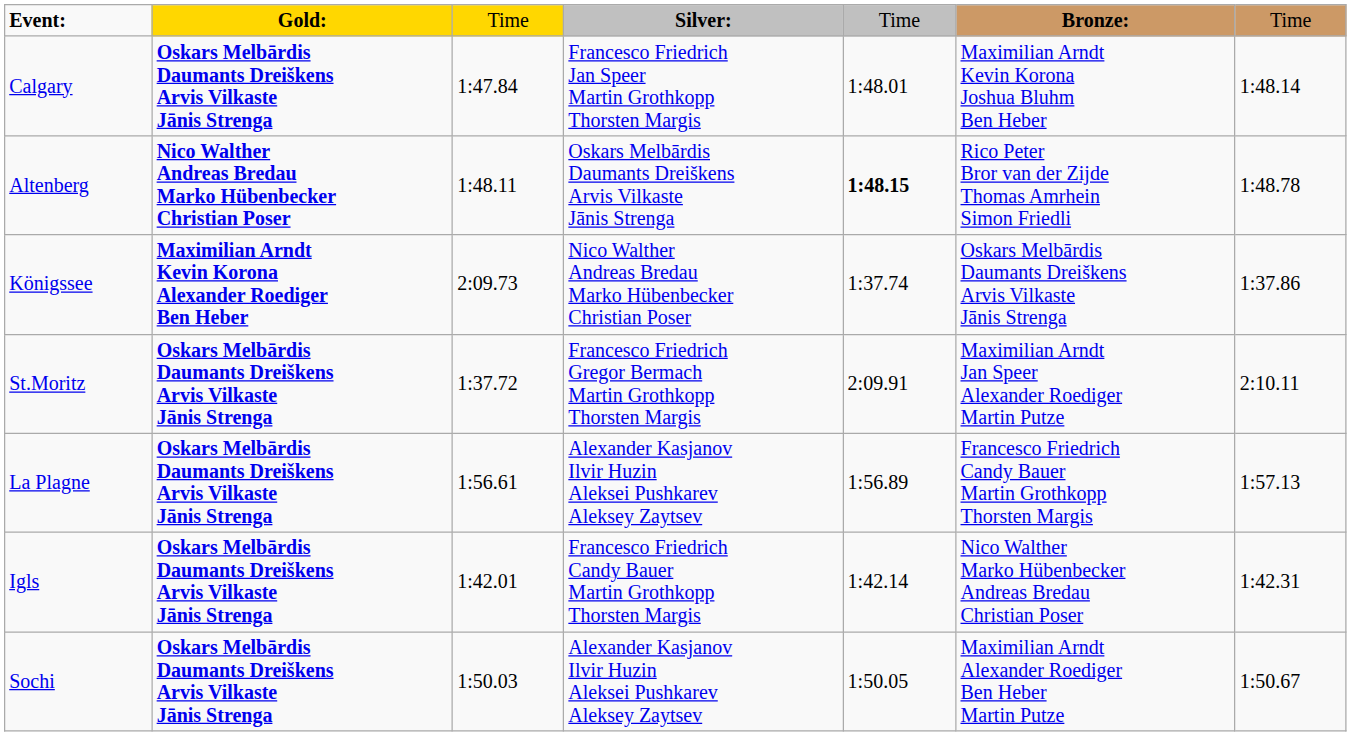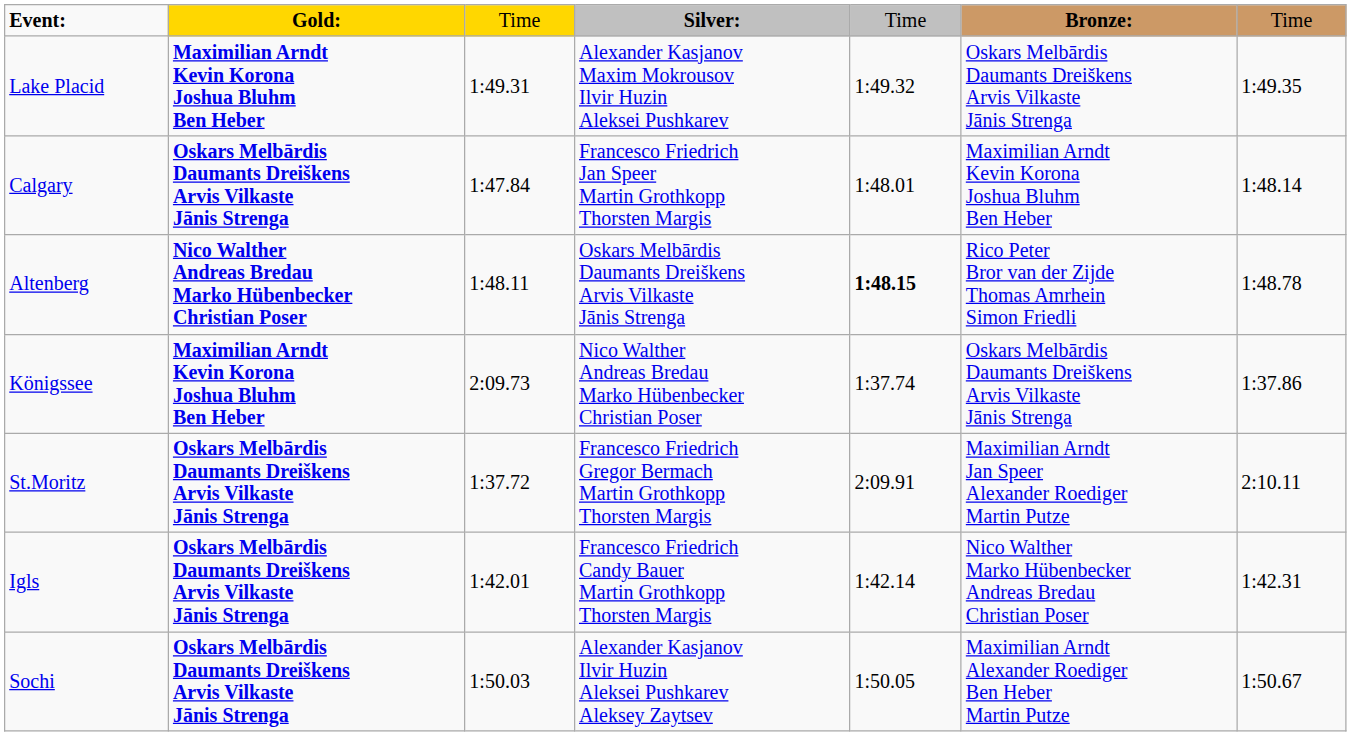+ row: (57, 85)
(242, 284) Maximilian Arndt Kevin Korona Alexander Roediger Ben Heber -> (250, 383) Maximilian Arndt Kevin Korona Joshua Bluhm Ben Heber
- row: (49, 482)
